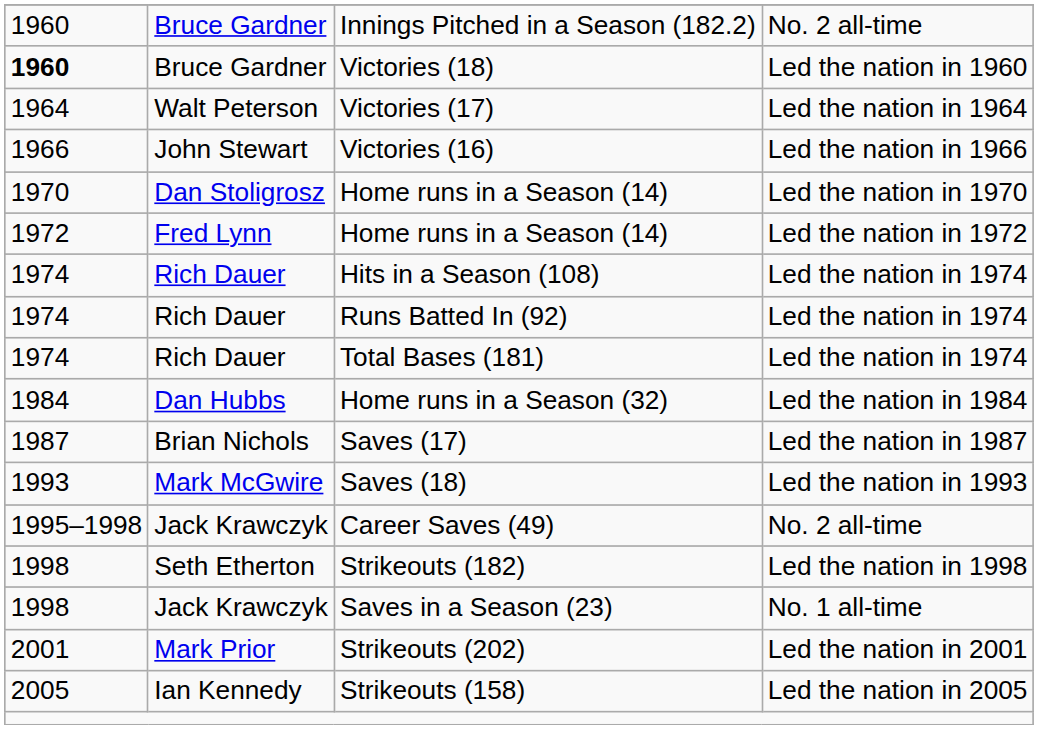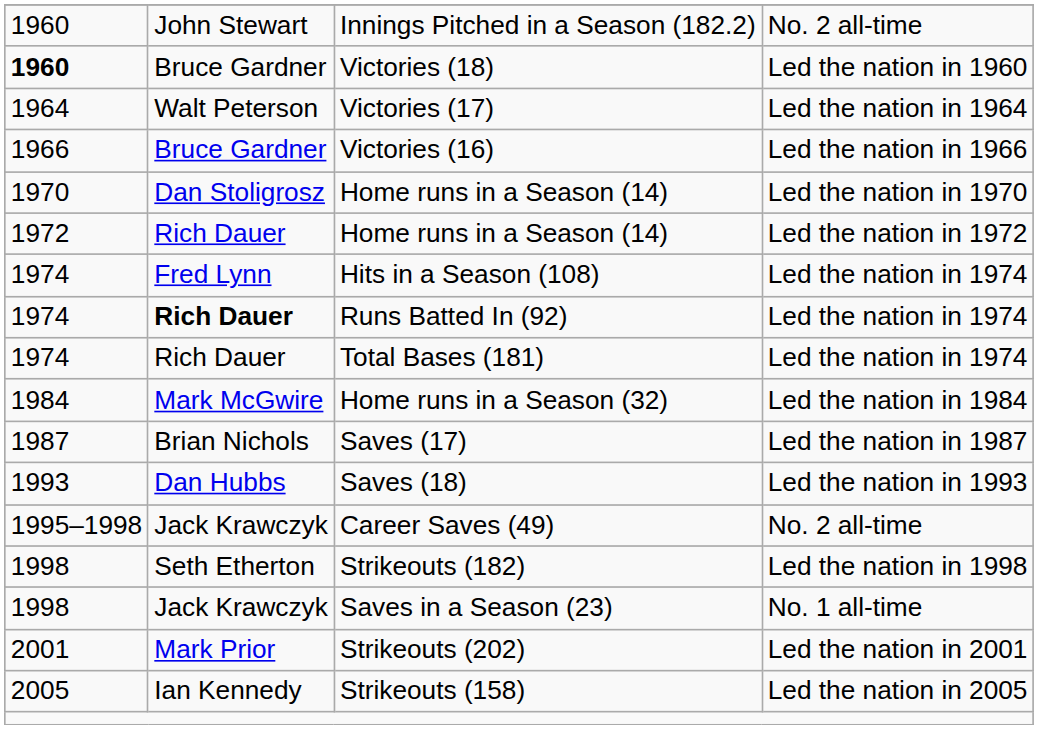(240, 25) Bruce Gardner -> (231, 25) John Stewart
(231, 150) John Stewart -> (240, 150) Bruce Gardner
(213, 233) Fred Lynn -> (220, 233) Rich Dauer
(220, 274) Rich Dauer -> (213, 274) Fred Lynn
(220, 316) normal -> (224, 316) bold
(220, 399) Dan Hubbs -> (239, 399) Mark McGwire
(239, 483) Mark McGwire -> (220, 483) Dan Hubbs
